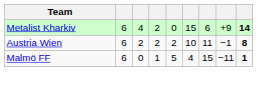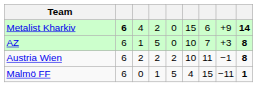(124, 27) normal -> (124, 27) bold
+ row: (13, 43)
